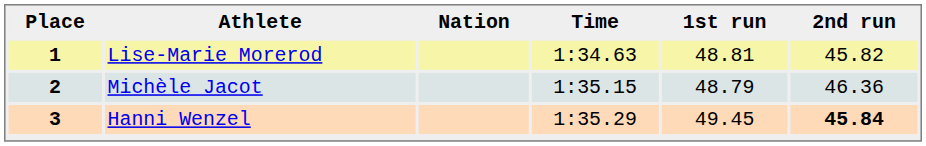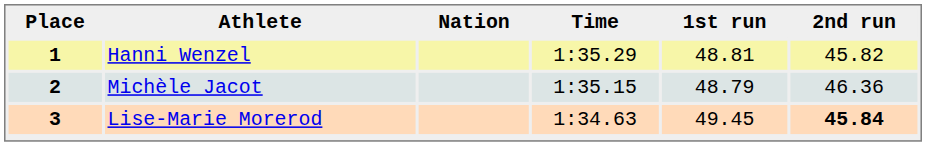(215, 55) Lise-Marie Morerod -> (179, 55) Hanni Wenzel
(595, 55) 1:34.63 -> (595, 55) 1:35.29
(179, 120) Hanni Wenzel -> (215, 120) Lise-Marie Morerod
(595, 120) 1:35.29 -> (595, 120) 1:34.63
